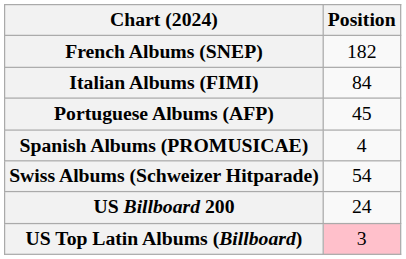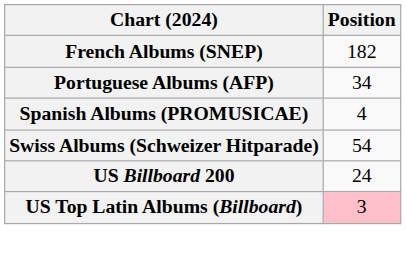- row: (164, 82)
(362, 113) 45 -> (362, 82) 34
